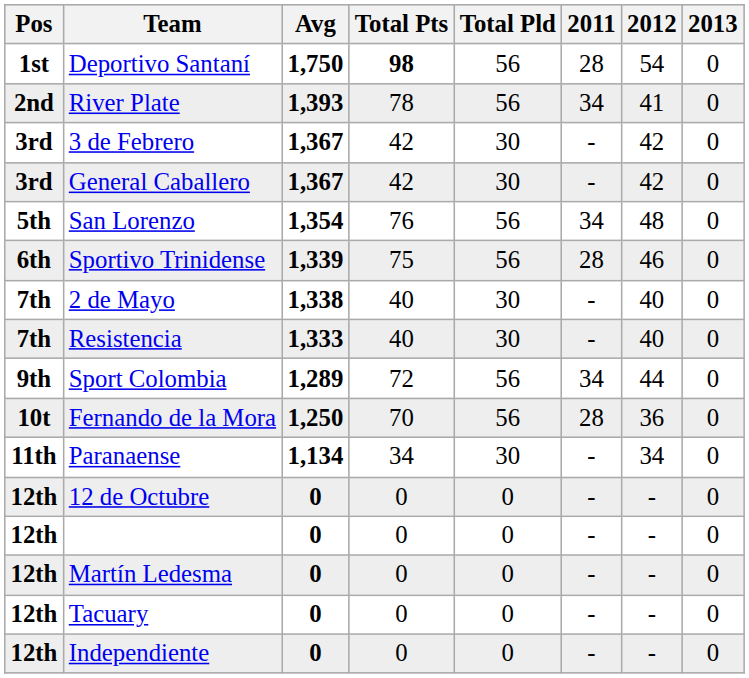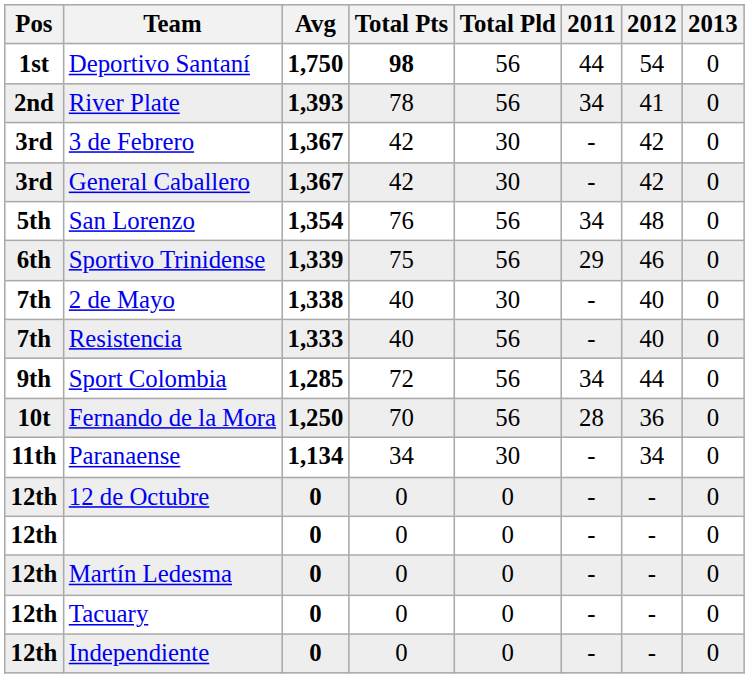(591, 63) 28 -> (591, 63) 44
(591, 260) 28 -> (591, 260) 29
(508, 338) 30 -> (508, 338) 56
(315, 378) 1,289 -> (315, 378) 1,285
